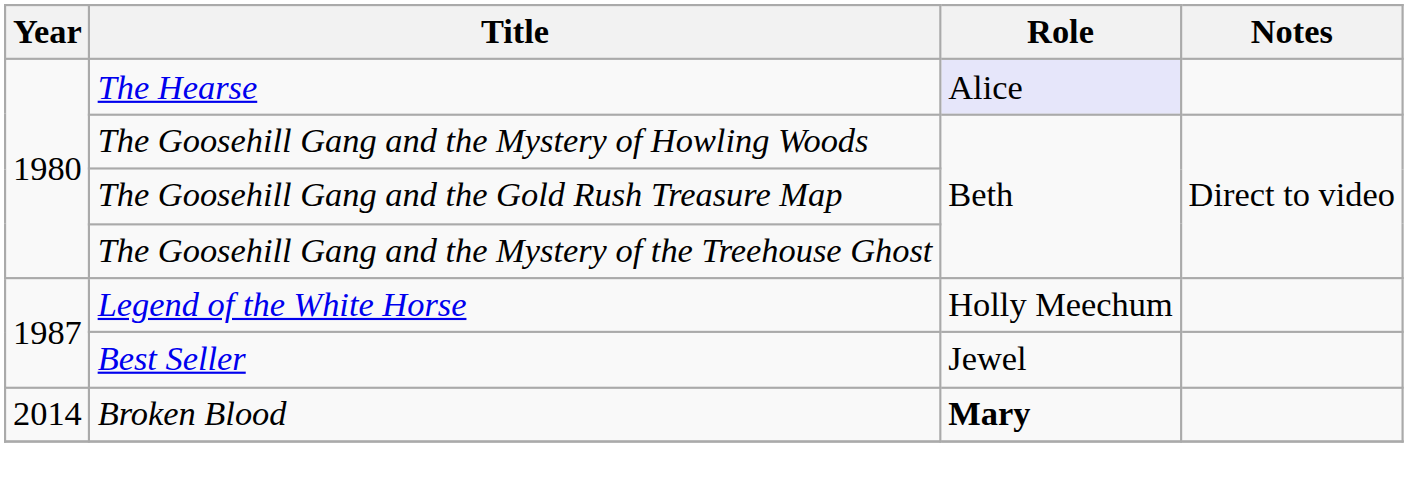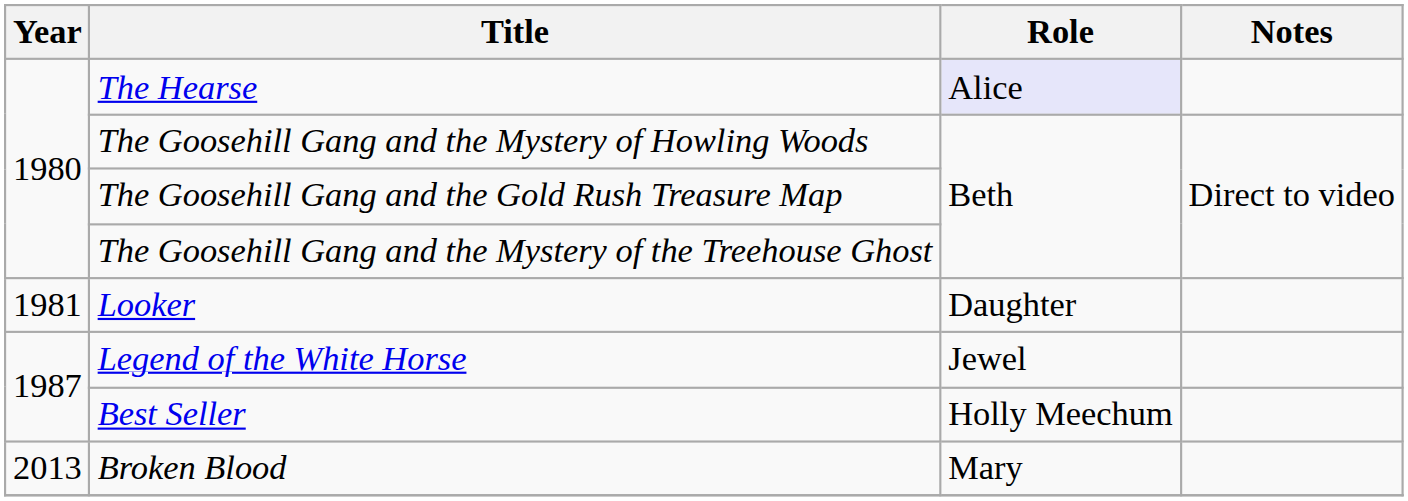+ row: (146, 304)
(1061, 304) Holly Meechum -> (987, 359) Jewel
(987, 359) Jewel -> (1061, 413) Holly Meechum
(47, 413) 2014 -> (47, 468) 2013
(989, 413) bold -> (986, 468) normal
